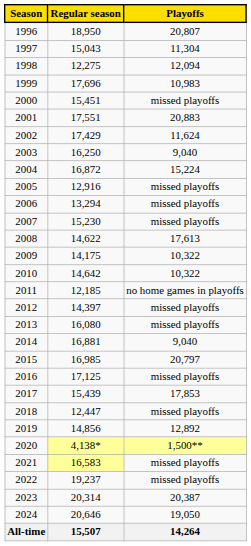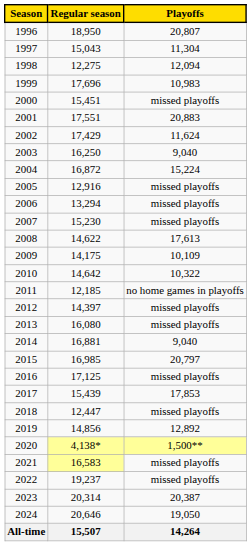(185, 256) 10,322 -> (185, 256) 10,109
